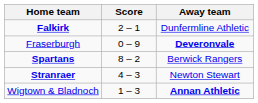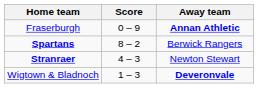- row: (53, 28)
(205, 43) Deveronvale -> (205, 28) Annan Athletic
(205, 91) Annan Athletic -> (205, 75) Deveronvale
